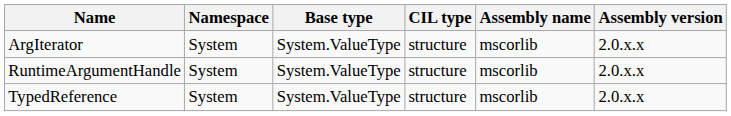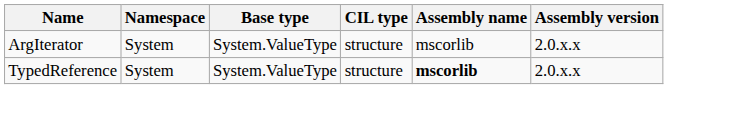- row: (95, 70)
(509, 96) normal -> (447, 70) bold
